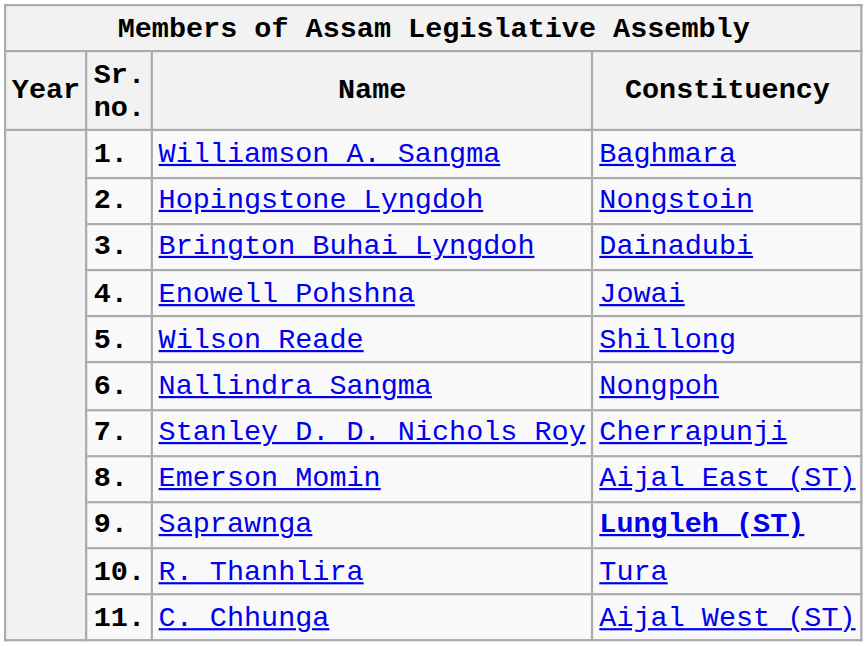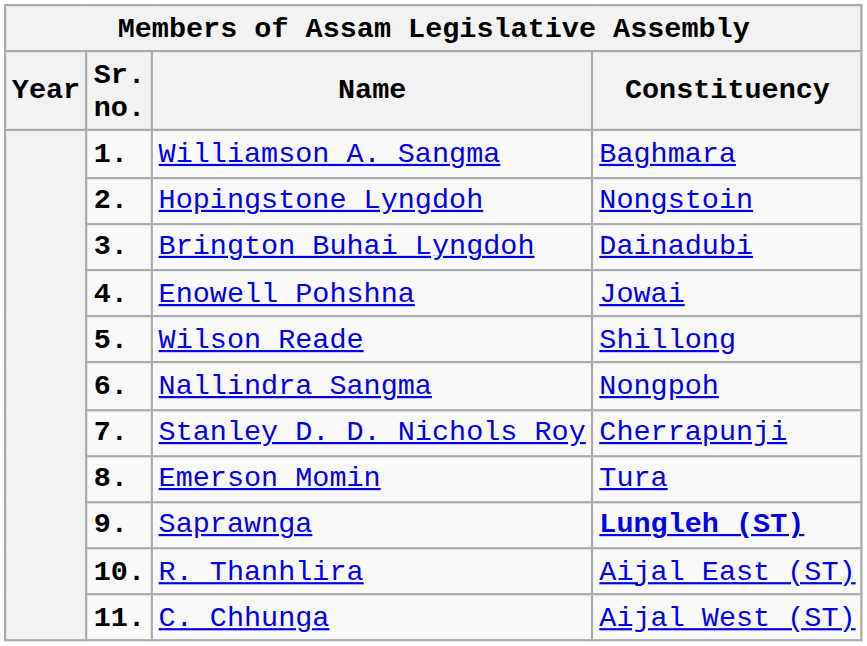(727, 479) Aijal East (ST) -> (633, 479) Tura
(633, 572) Tura -> (727, 572) Aijal East (ST)
